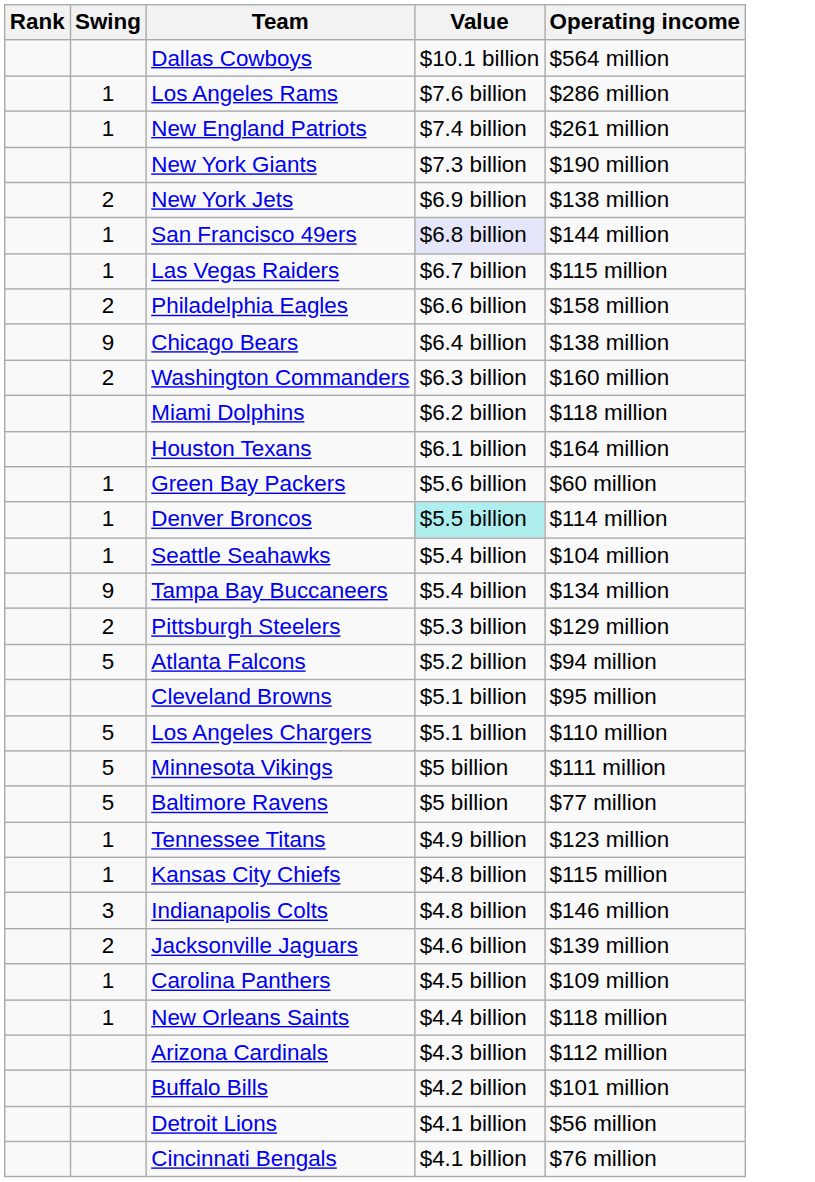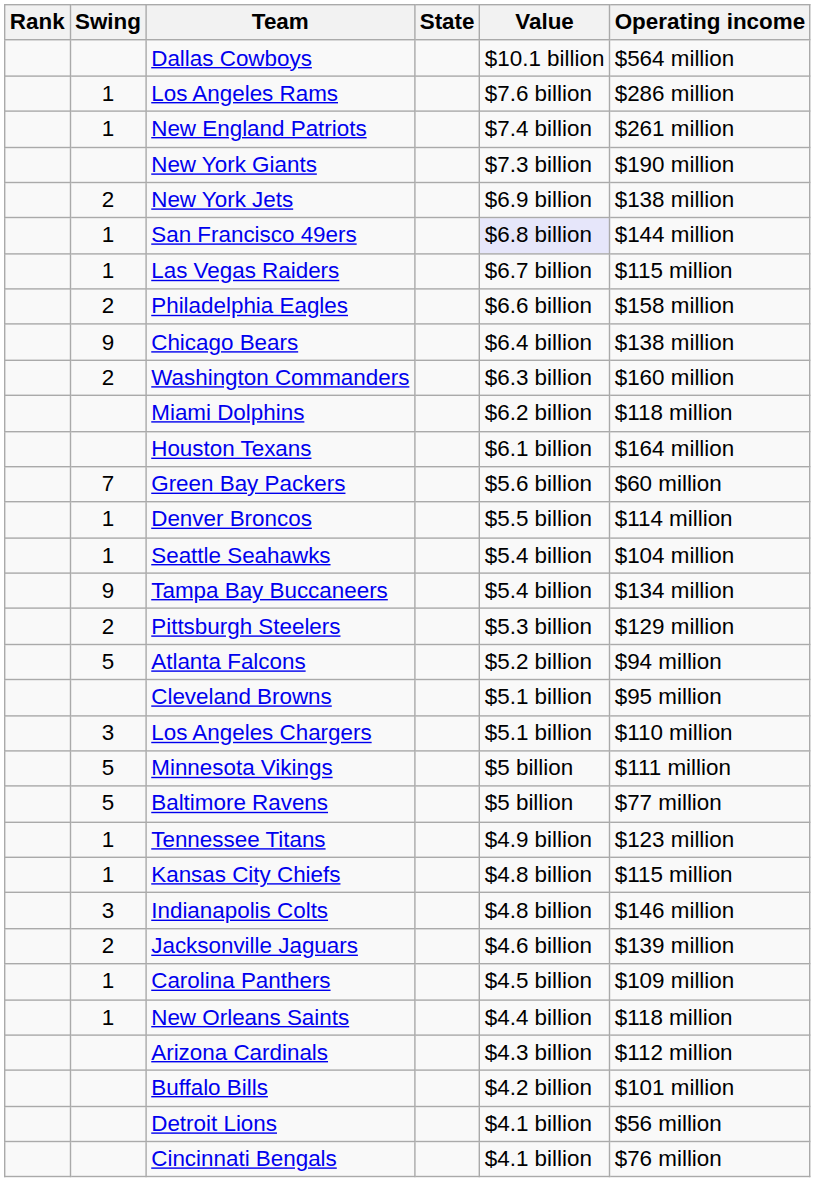+ column: (447, 22)
(108, 484) 1 -> (108, 484) 7
(473, 519) paleturquoise background -> (538, 519) no background
(108, 732) 5 -> (108, 732) 3
